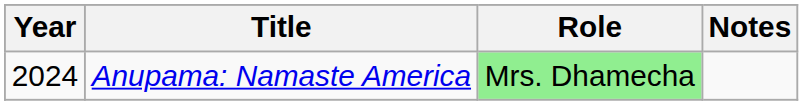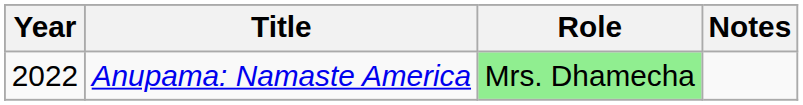(45, 75) 2024 -> (45, 75) 2022
